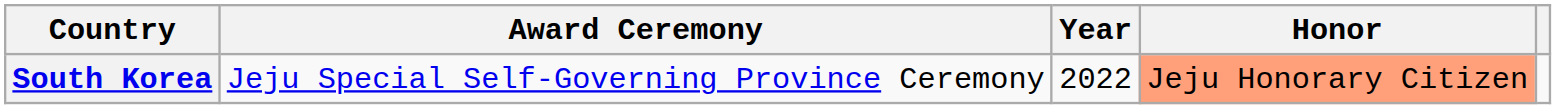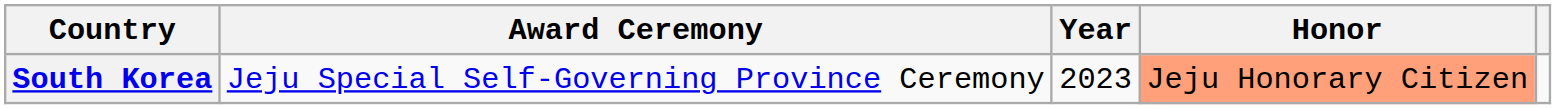(1096, 79) 2022 -> (1096, 79) 2023
